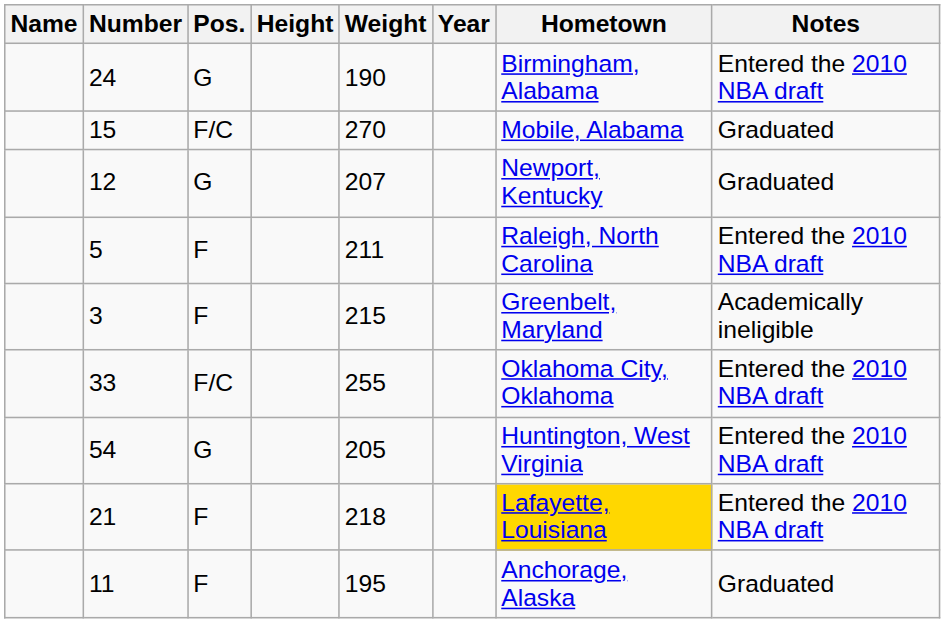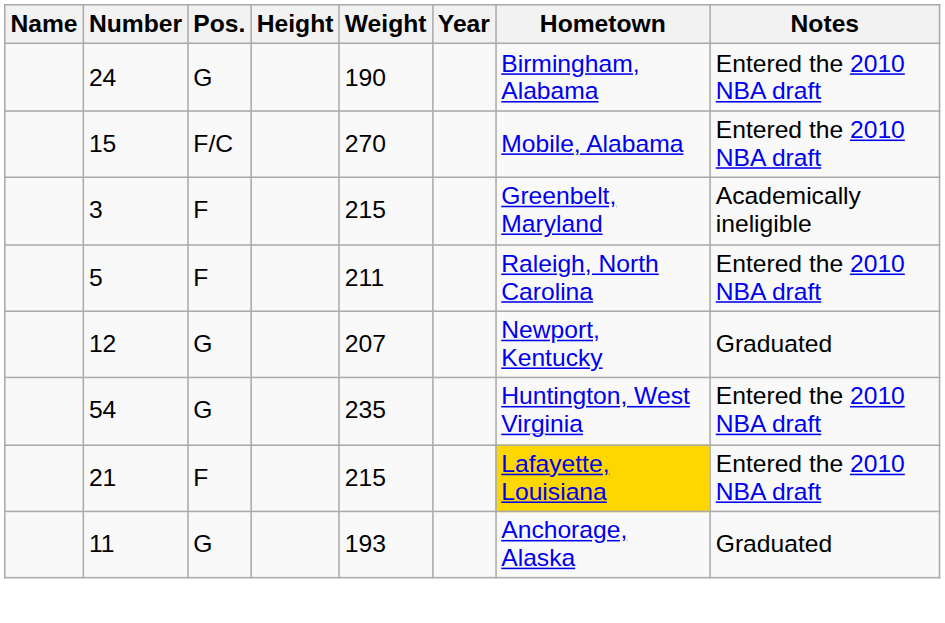(776, 129) Graduated -> (810, 143) Entered the 2010 NBA draft
rows swapped: (96, 316) <-> (103, 182)
- row: (103, 383)
(365, 450) 205 -> (365, 410) 235
(365, 516) 218 -> (365, 477) 215
(201, 583) F -> (203, 544) G
(365, 583) 195 -> (365, 544) 193
